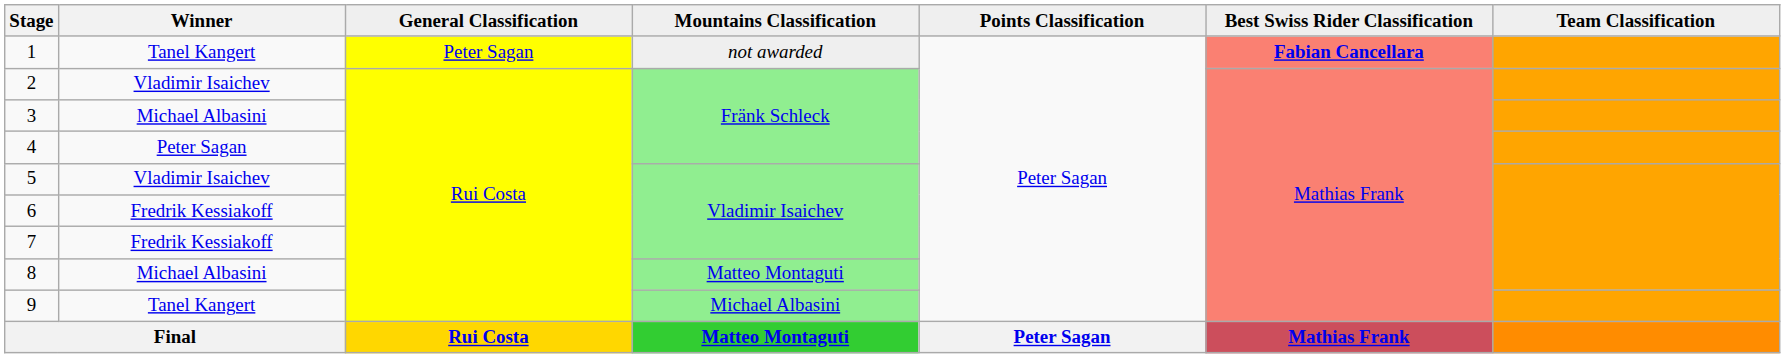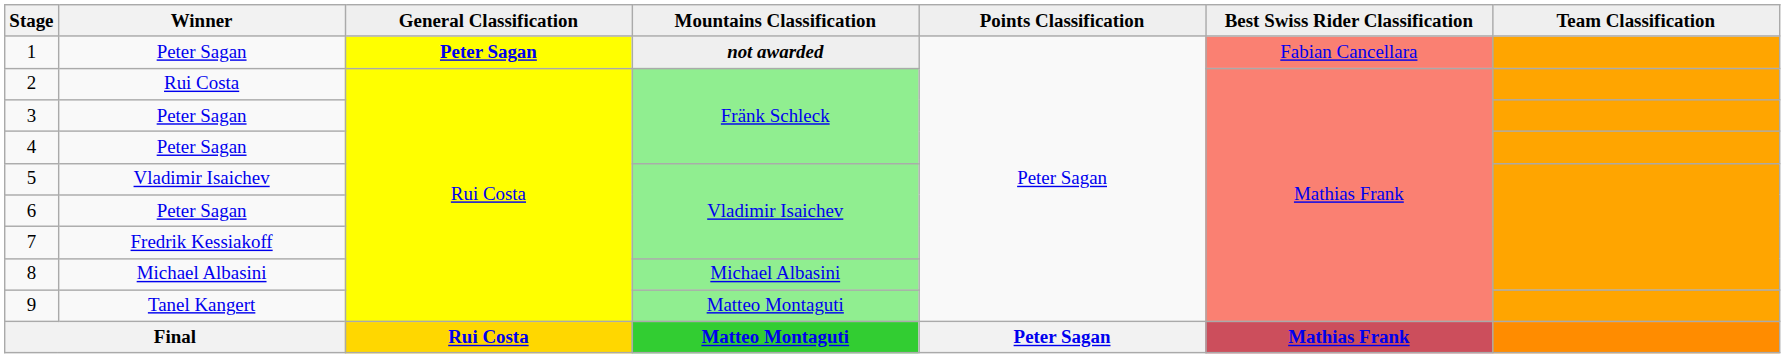(202, 52) Tanel Kangert -> (202, 52) Peter Sagan
(488, 52) normal -> (488, 52) bold
(775, 52) normal -> (775, 52) bold
(1349, 52) bold -> (1349, 52) normal
(202, 84) Vladimir Isaichev -> (202, 84) Rui Costa
(202, 115) Michael Albasini -> (202, 115) Peter Sagan
(202, 210) Fredrik Kessiakoff -> (202, 210) Peter Sagan
(775, 274) Matteo Montaguti -> (775, 274) Michael Albasini
(775, 305) Michael Albasini -> (775, 305) Matteo Montaguti
